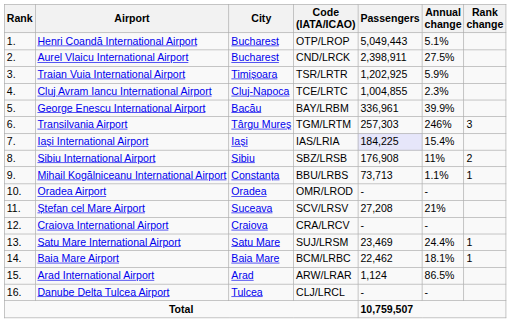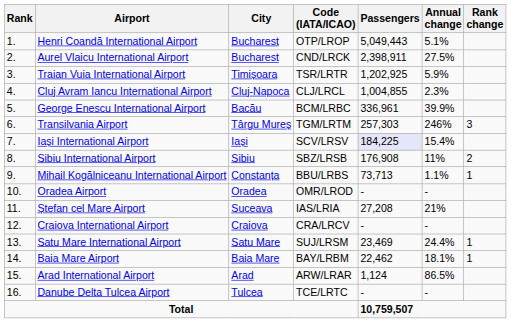(322, 91) TCE/LRTC -> (320, 91) CLJ/LRCL
(322, 108) BAY/LRBM -> (323, 108) BCM/LRBC
(318, 141) IAS/LRIA -> (322, 141) SCV/LRSV
(322, 208) SCV/LRSV -> (318, 208) IAS/LRIA
(323, 259) BCM/LRBC -> (322, 259) BAY/LRBM
(320, 292) CLJ/LRCL -> (322, 292) TCE/LRTC
